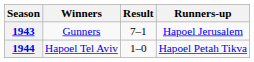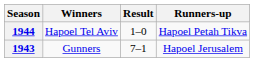rows swapped: (23, 31) <-> (23, 48)
